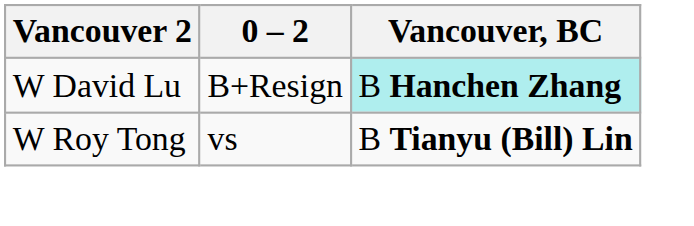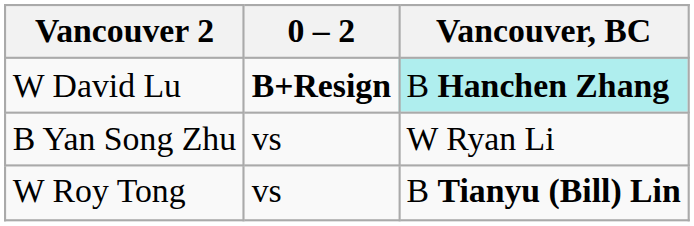(275, 84) normal -> (321, 84) bold
+ row: (124, 138)
